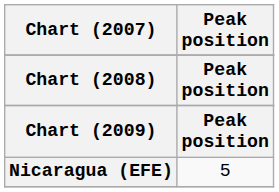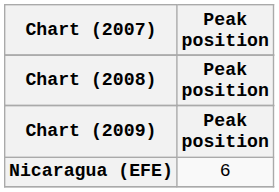(225, 172) 5 -> (225, 172) 6
